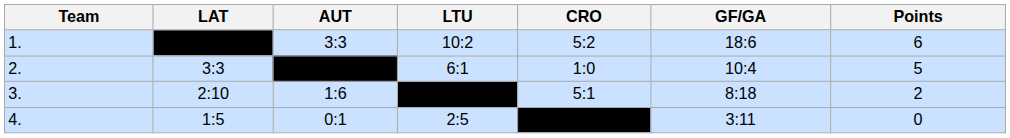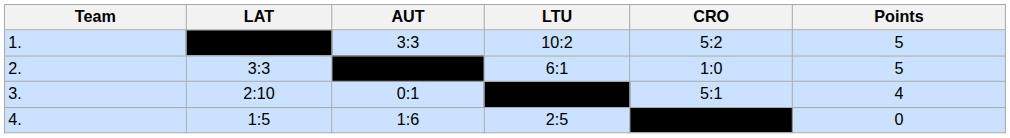- column: (741, 17)
(918, 42) 6 -> (899, 42) 5
(335, 94) 1:6 -> (408, 94) 0:1
(918, 94) 2 -> (899, 94) 4
(335, 119) 0:1 -> (408, 119) 1:6
